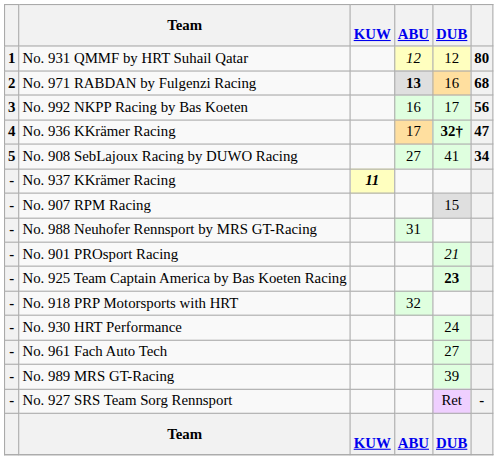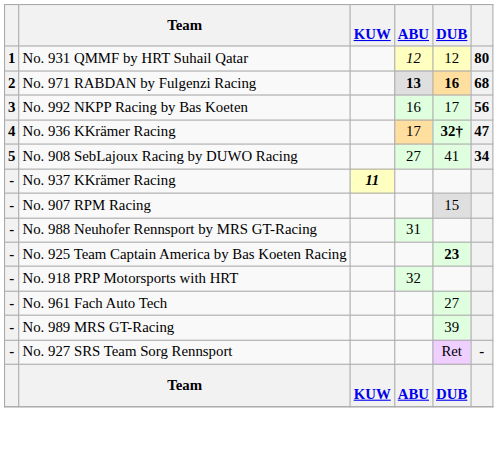(452, 82) normal -> (452, 82) bold
- row: (100, 253)
- row: (102, 327)
